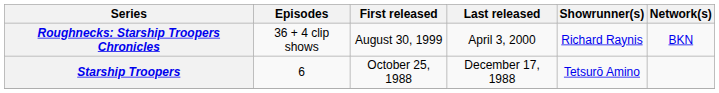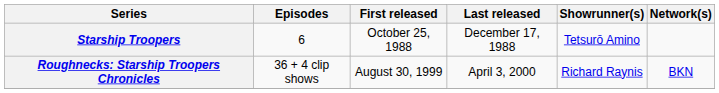rows swapped: (129, 72) <-> (129, 39)
